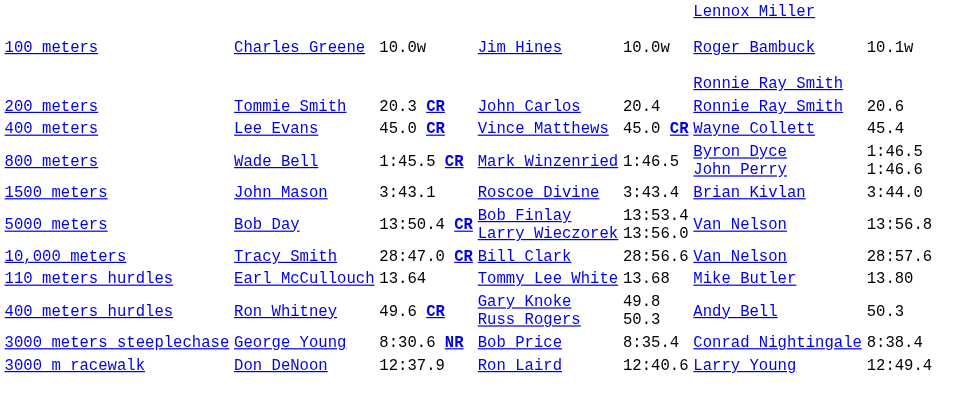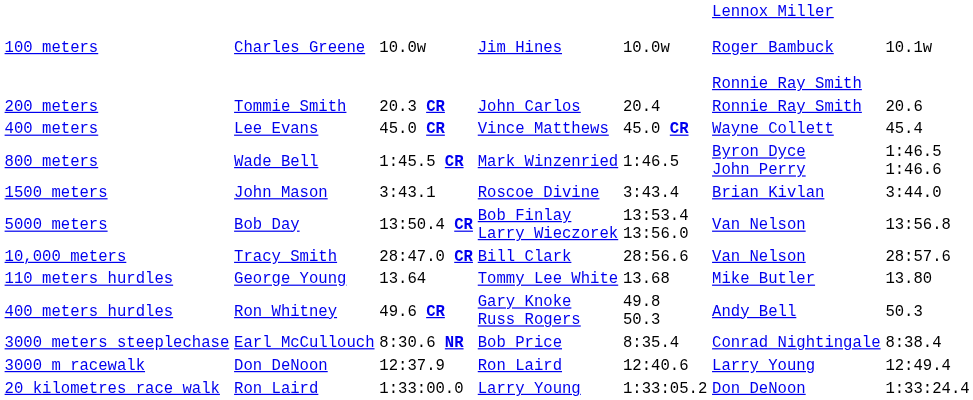(304, 279) Earl McCullouch -> (290, 279) George Young
(290, 343) George Young -> (304, 343) Earl McCullouch
+ row: (112, 388)
